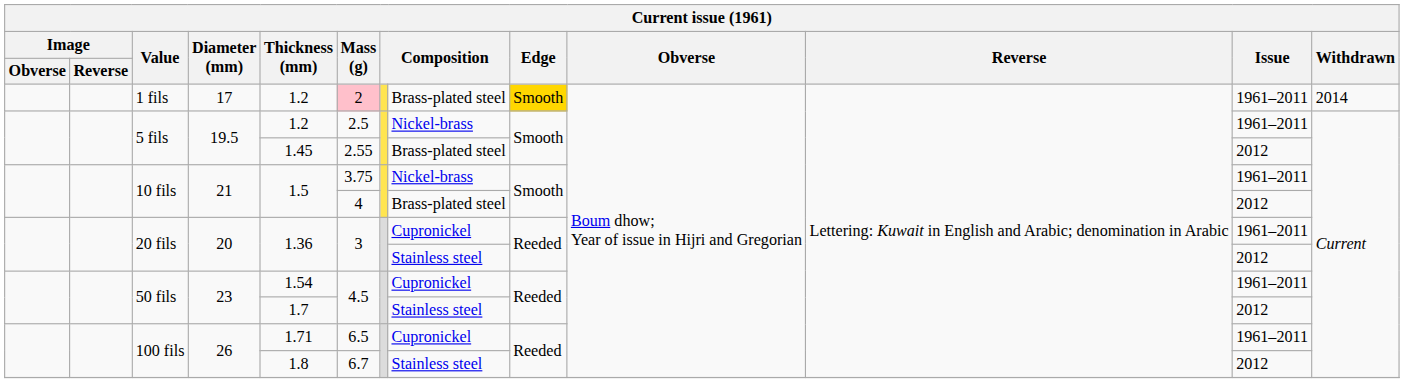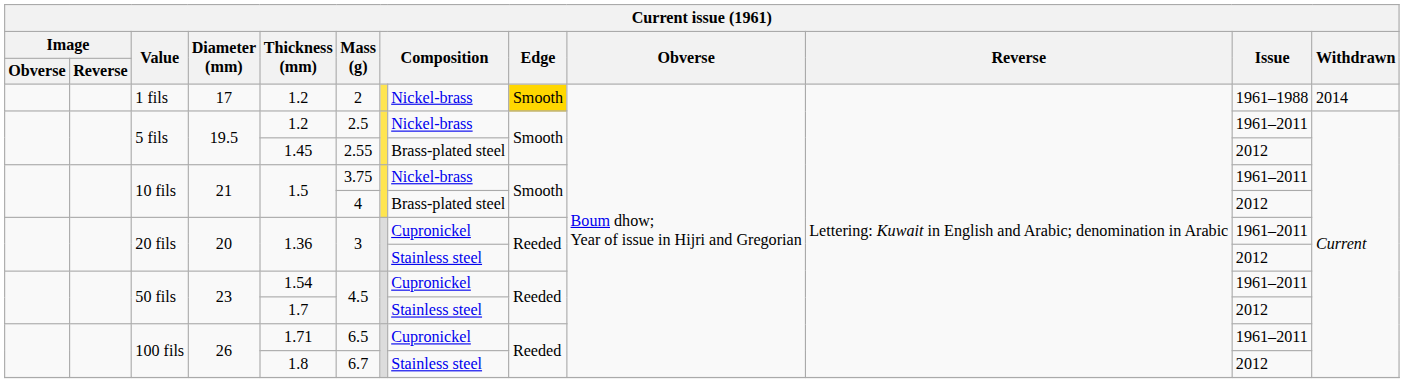(358, 97) pink background -> (358, 97) no background
(449, 97) Brass-plated steel -> (432, 97) Nickel-brass
(1272, 97) 1961–2011 -> (1272, 97) 1961–1988
